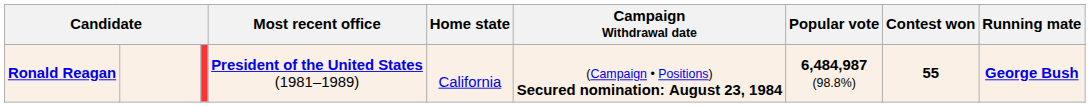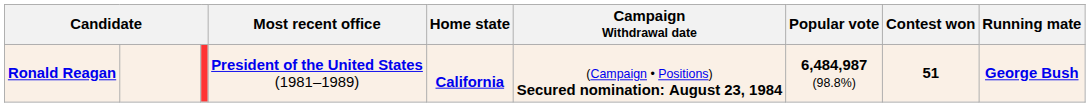(470, 81) normal -> (470, 81) bold
(931, 73) 55 -> (931, 73) 51
